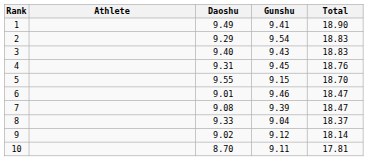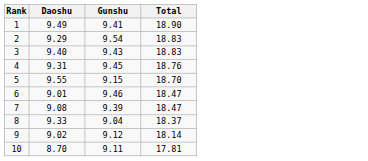- column: (112, 11)
